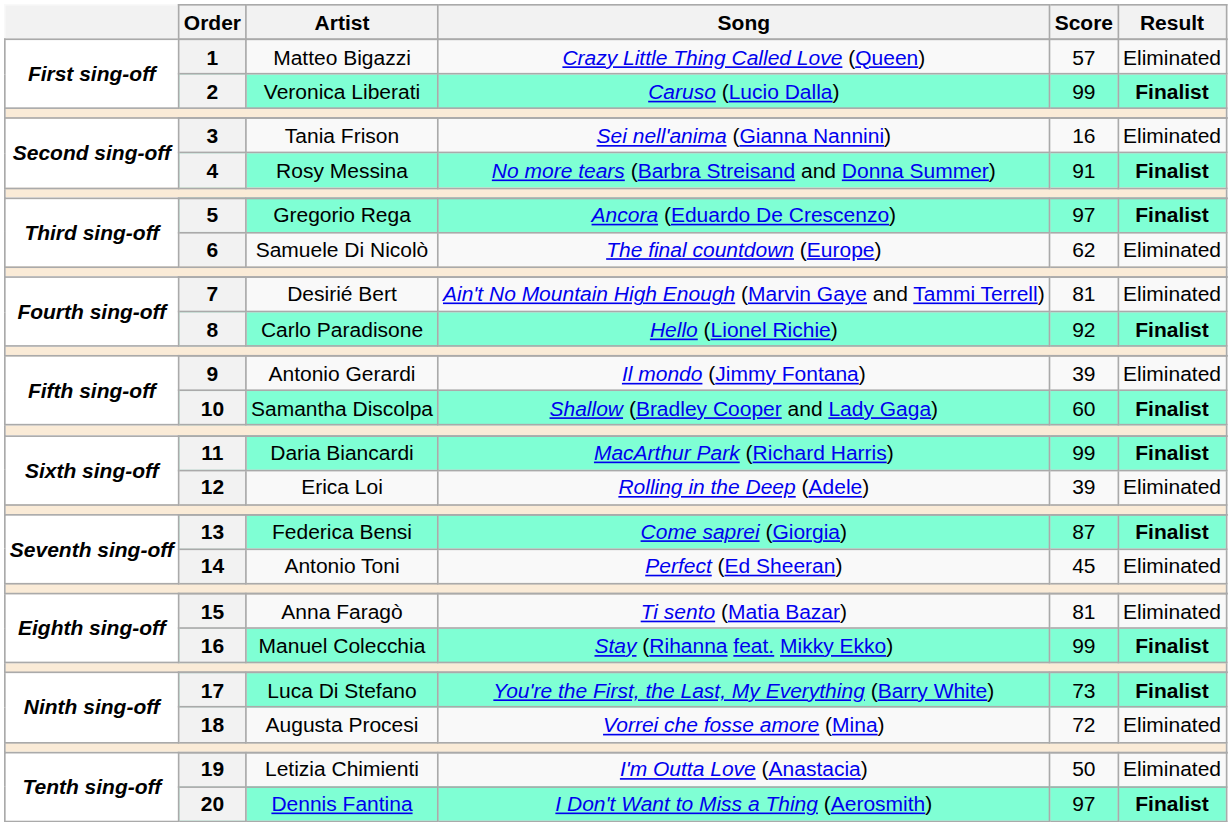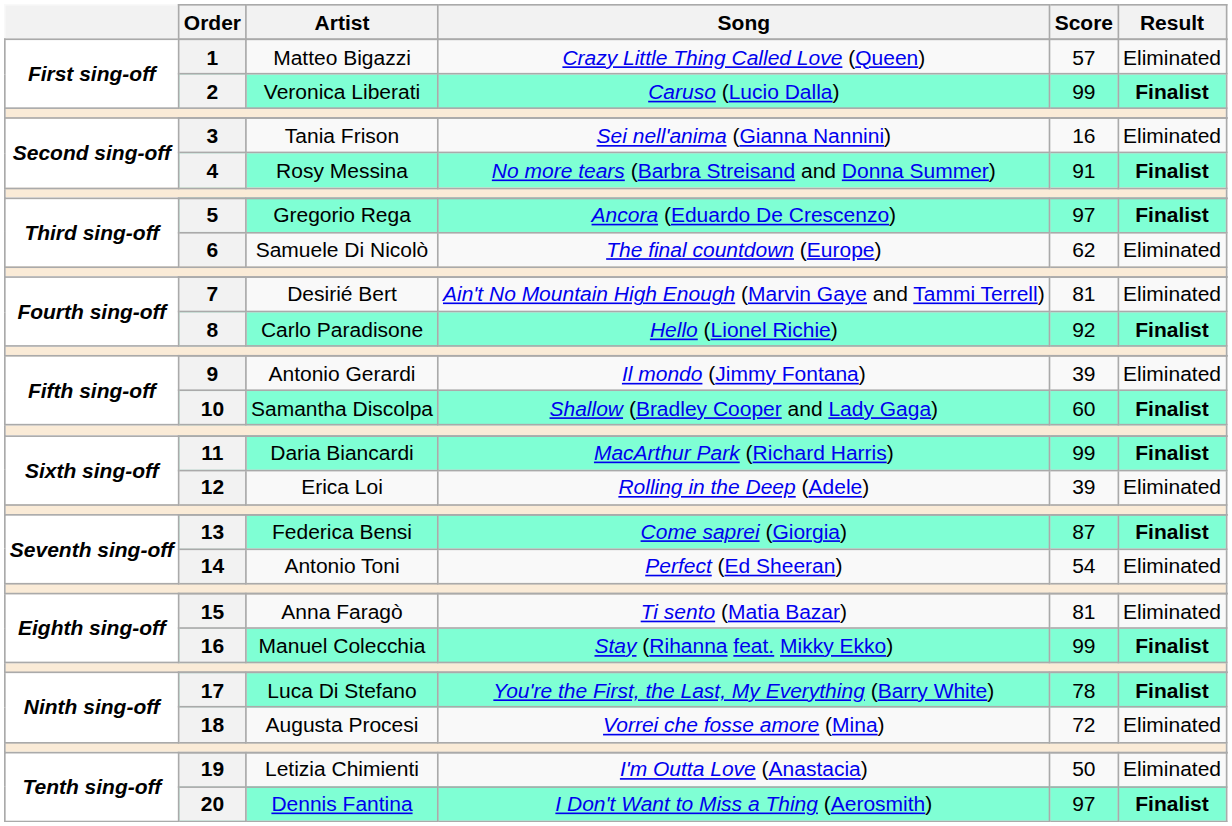(1084, 566) 45 -> (1084, 566) 54
(1084, 690) 73 -> (1084, 690) 78
